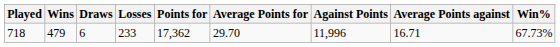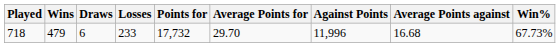(174, 33) 17,362 -> (174, 33) 17,732
(407, 33) 16.71 -> (407, 33) 16.68
